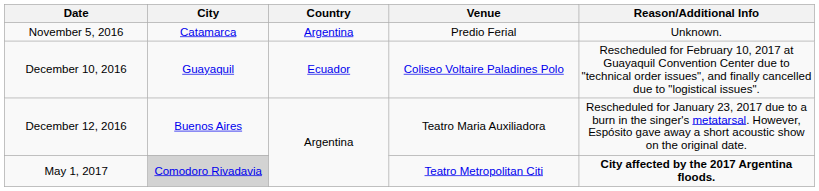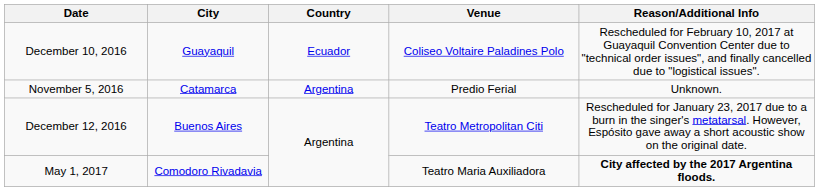rows swapped: (76, 31) <-> (76, 69)
(484, 126) Teatro Maria Auxiliadora -> (484, 126) Teatro Metropolitan Citi
(208, 170) lightgrey background -> (208, 170) no background
(484, 170) Teatro Metropolitan Citi -> (484, 170) Teatro Maria Auxiliadora
